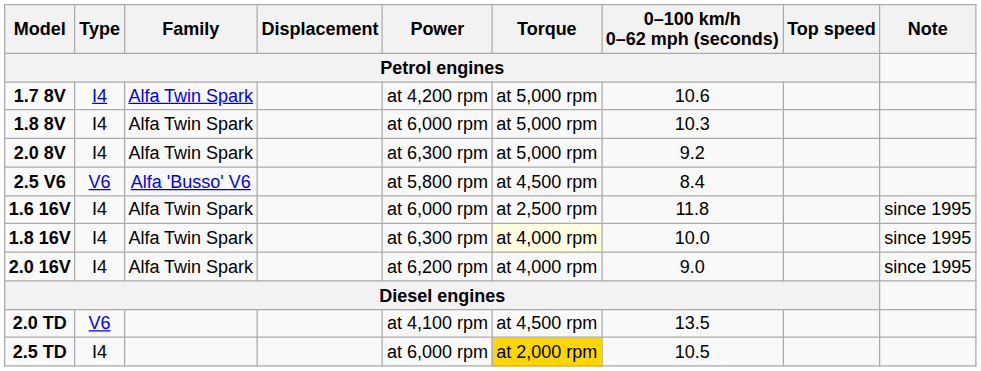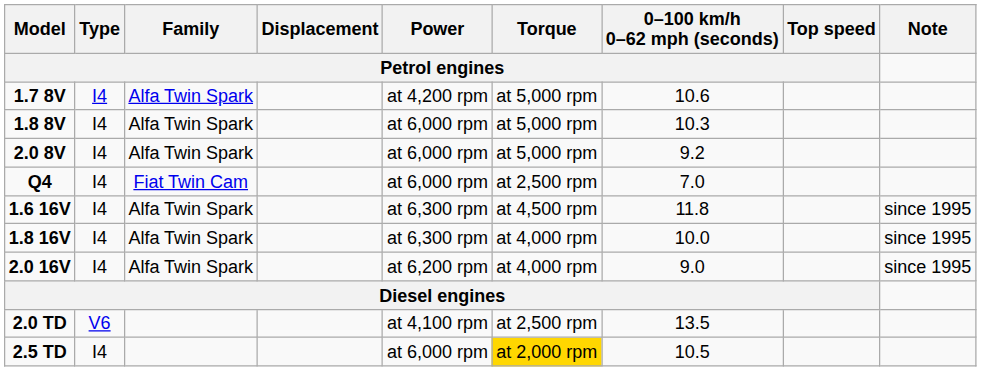(437, 153) at 6,300 rpm -> (437, 153) at 6,000 rpm
- row: (40, 181)
+ row: (40, 181)
(437, 210) at 6,000 rpm -> (437, 210) at 6,300 rpm
(547, 210) at 2,500 rpm -> (547, 210) at 4,500 rpm
(547, 238) lightyellow background -> (547, 238) no background
(547, 324) at 4,500 rpm -> (547, 324) at 2,500 rpm
